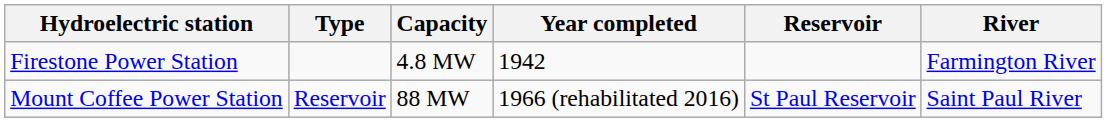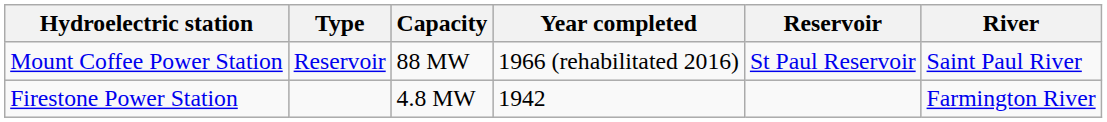rows swapped: (146, 98) <-> (124, 60)
